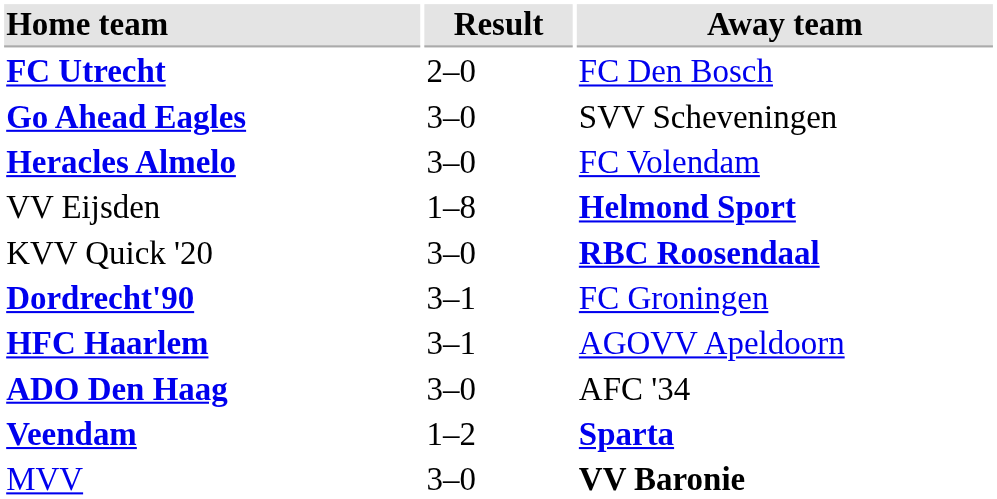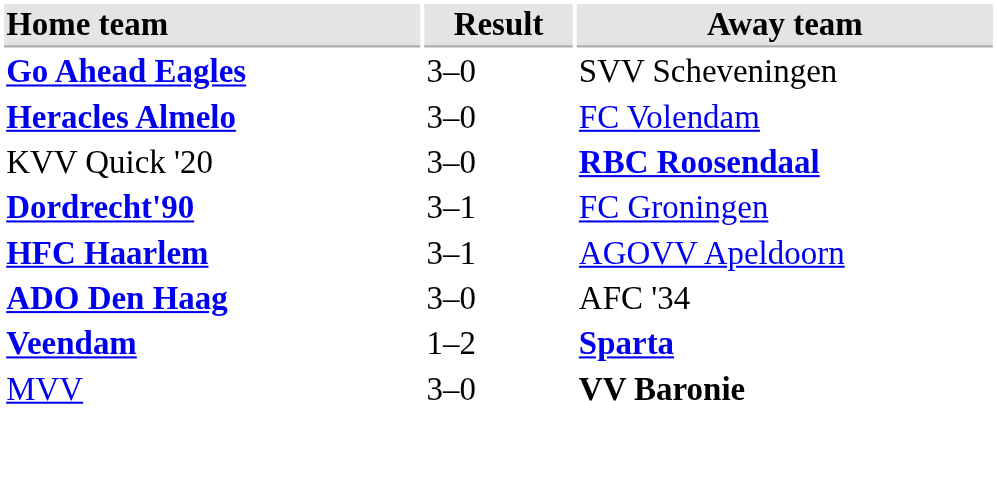- row: (86, 71)
- row: (83, 207)
